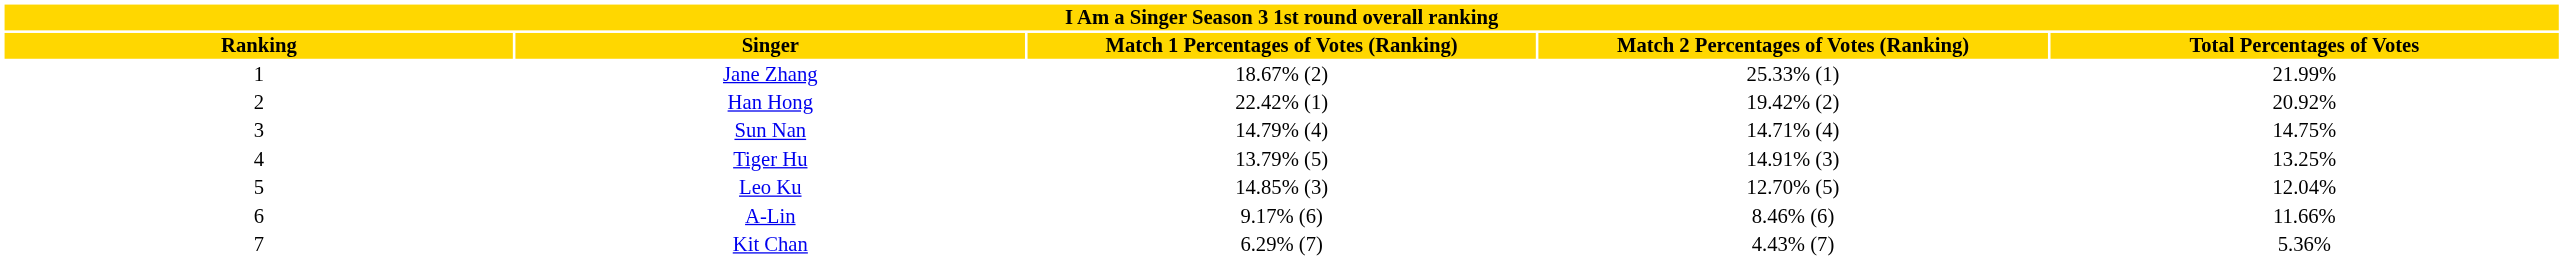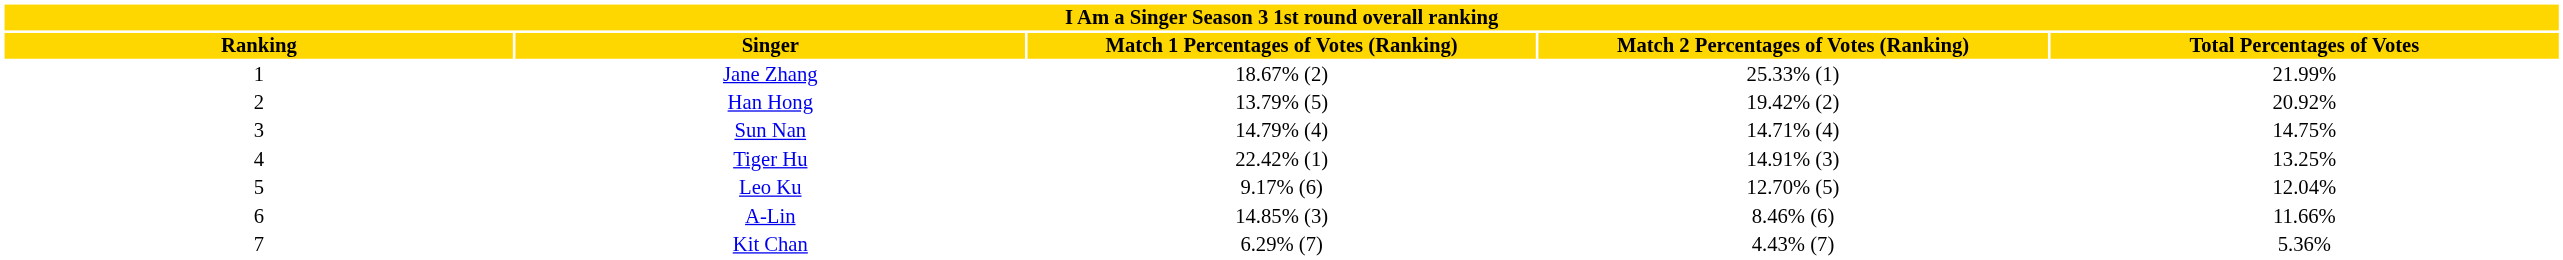(1282, 102) 22.42% (1) -> (1282, 102) 13.79% (5)
(1282, 159) 13.79% (5) -> (1282, 159) 22.42% (1)
(1282, 187) 14.85% (3) -> (1282, 187) 9.17% (6)
(1282, 215) 9.17% (6) -> (1282, 215) 14.85% (3)
